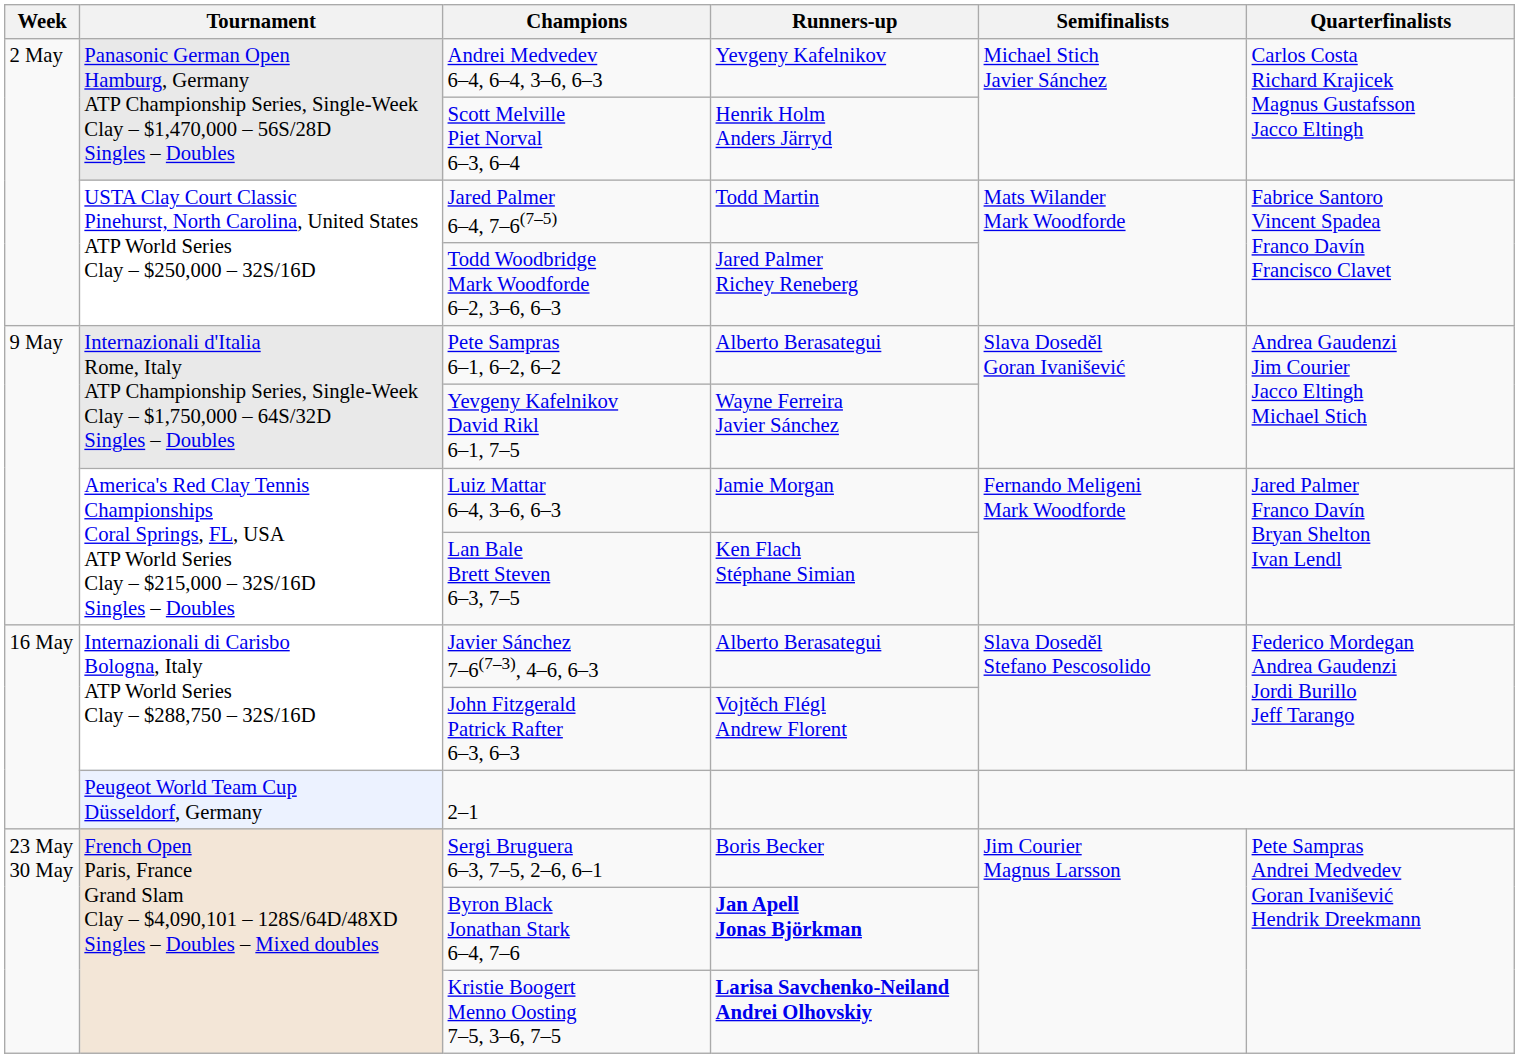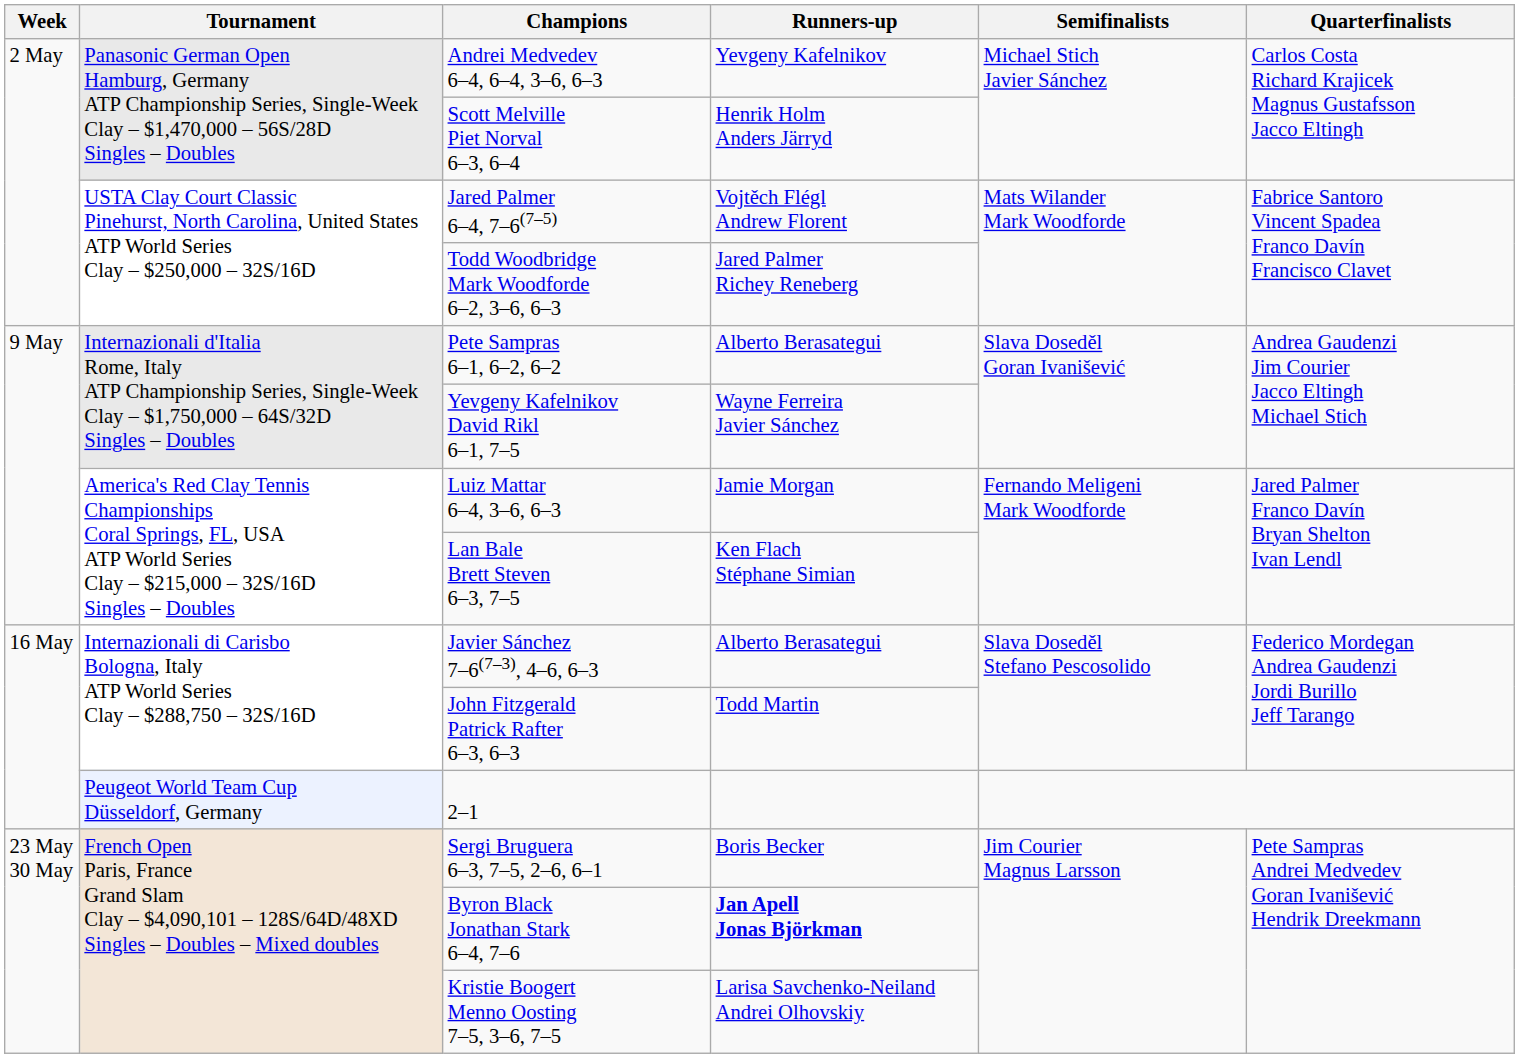(767, 197) Todd Martin -> (781, 209) Vojtěch Flégl Andrew Florent
(781, 716) Vojtěch Flégl Andrew Florent -> (767, 704) Todd Martin
(832, 999) bold -> (825, 999) normal
